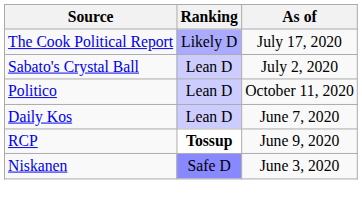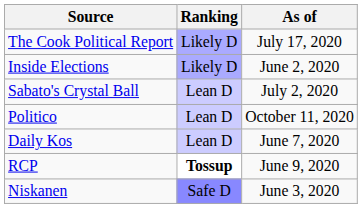+ row: (58, 66)
